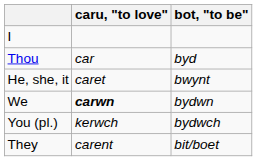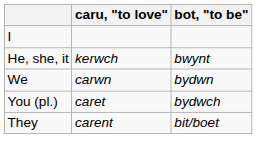- row: (23, 58)
(90, 79) caret -> (97, 58) kerwch
(95, 101) bold -> (93, 79) normal
(97, 123) kerwch -> (90, 101) caret
